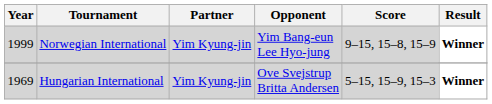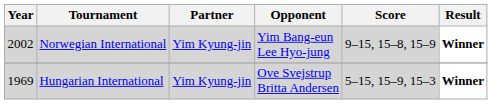(20, 44) 1999 -> (20, 44) 2002
